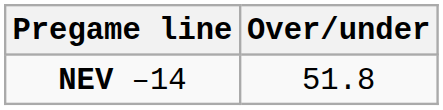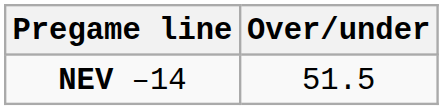(339, 80) 51.8 -> (339, 80) 51.5
